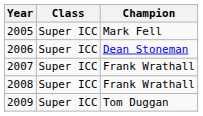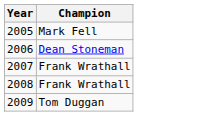- column: (68, 13)
